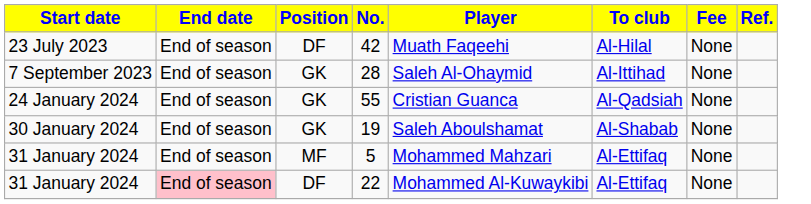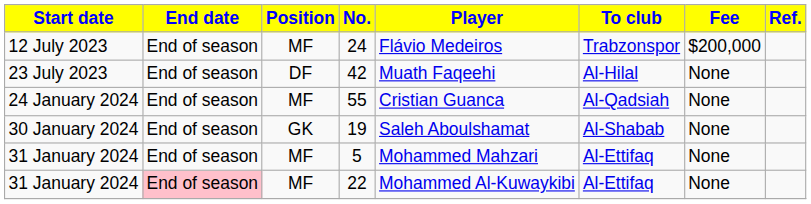+ row: (357, 45)
- row: (371, 73)
(314, 101) GK -> (300, 101) MF
(314, 184) DF -> (300, 184) MF
